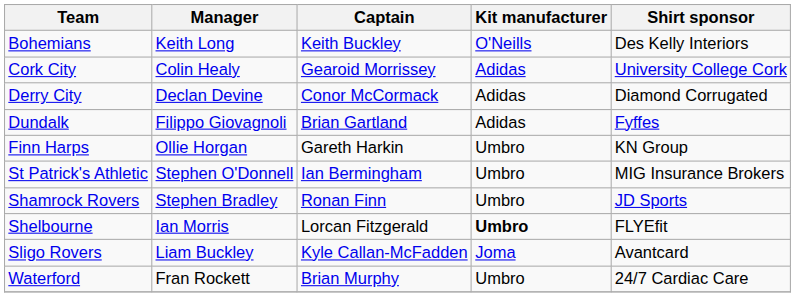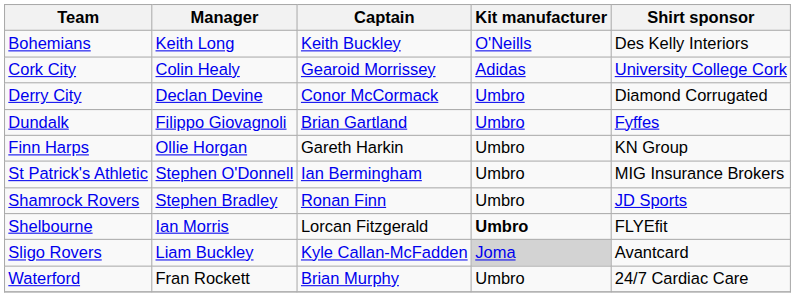(500, 95) Adidas -> (500, 95) Umbro
(500, 122) Adidas -> (500, 122) Umbro
(495, 252) no background -> (495, 252) lightgrey background
